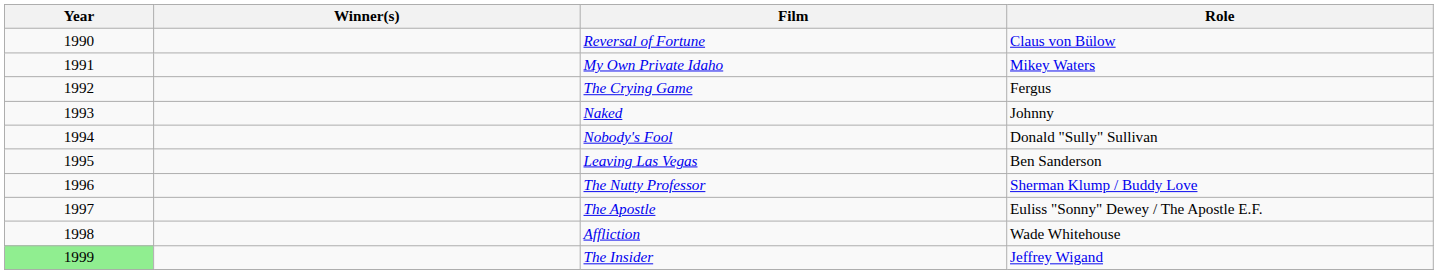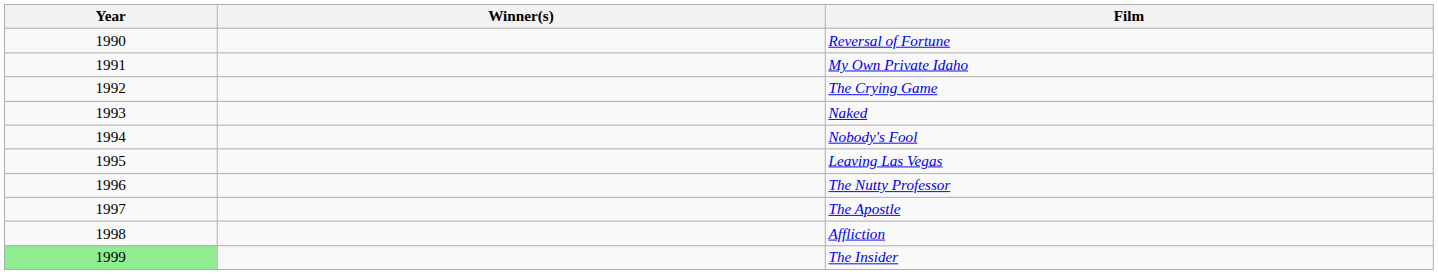- column: (1220, 16)
